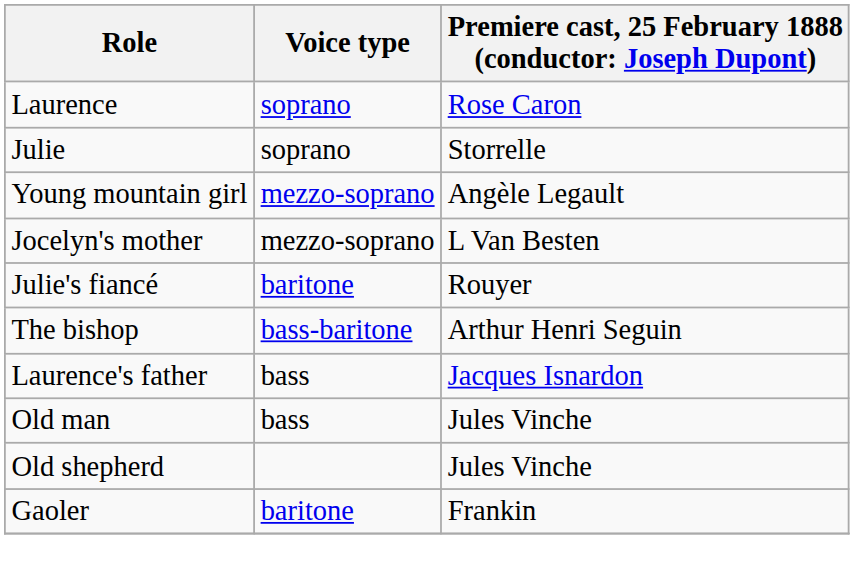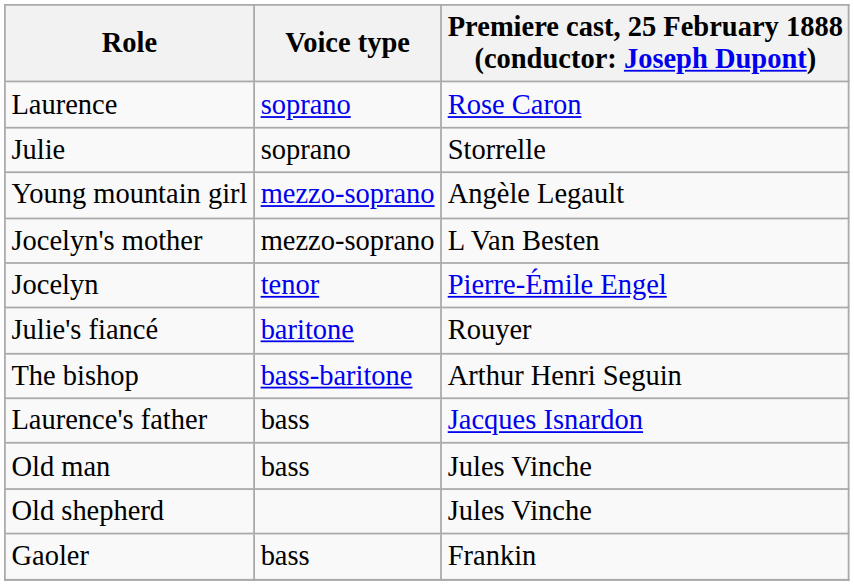+ row: (55, 284)
(307, 510) baritone -> (285, 555) bass
